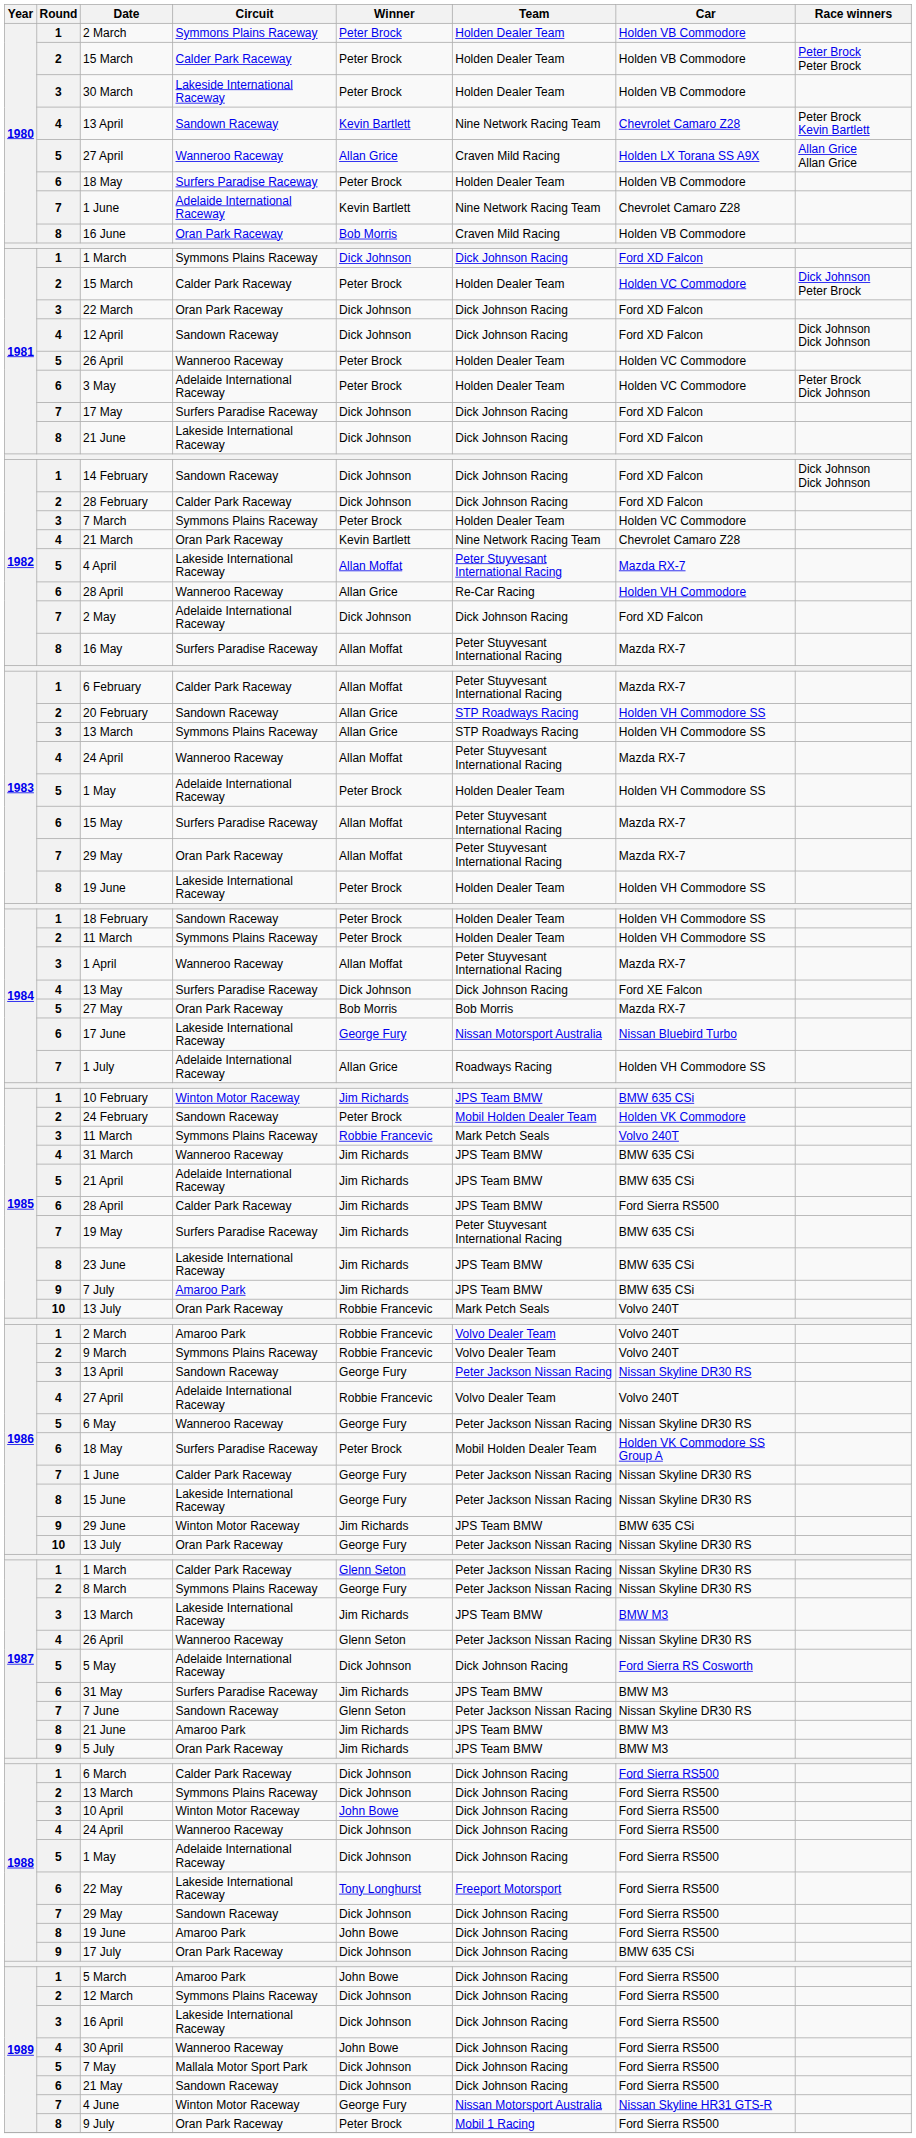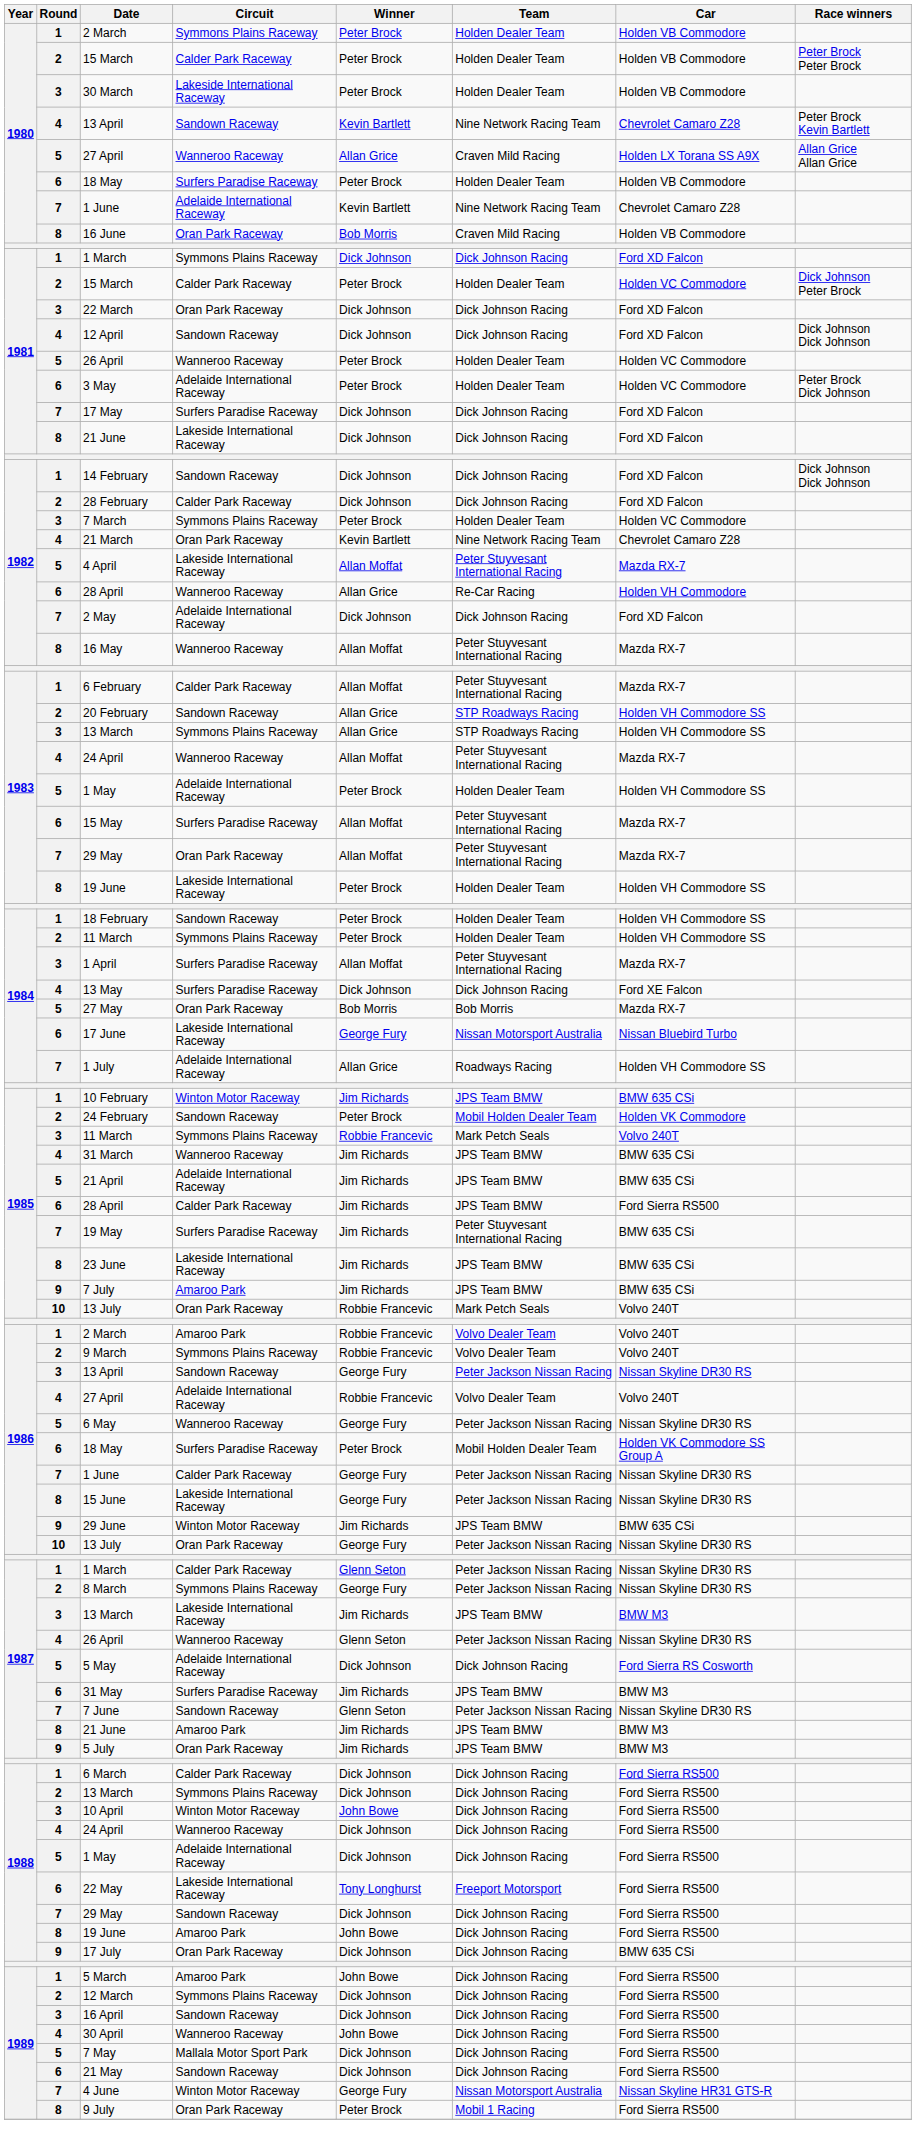(247, 649) Surfers Paradise Raceway -> (229, 649) Wanneroo Raceway
(229, 964) Wanneroo Raceway -> (247, 964) Surfers Paradise Raceway
(234, 2022) Lakeside International Raceway -> (227, 2015) Sandown Raceway
